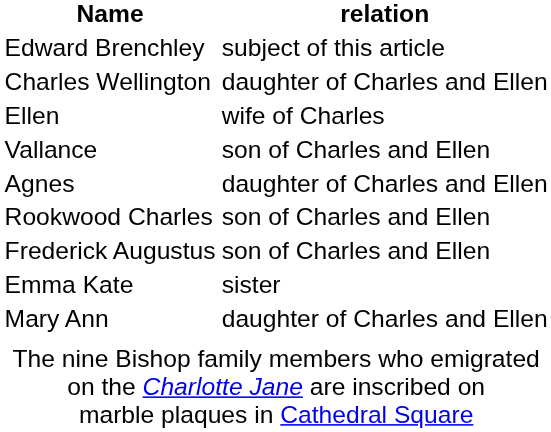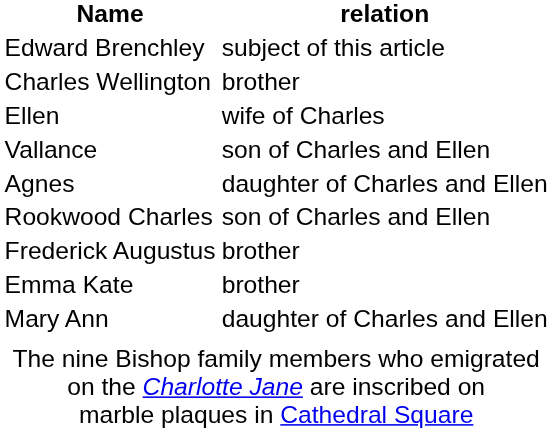(385, 81) daughter of Charles and Ellen -> (261, 81) brother
(356, 251) son of Charles and Ellen -> (261, 251) brother
(251, 285) sister -> (261, 285) brother
